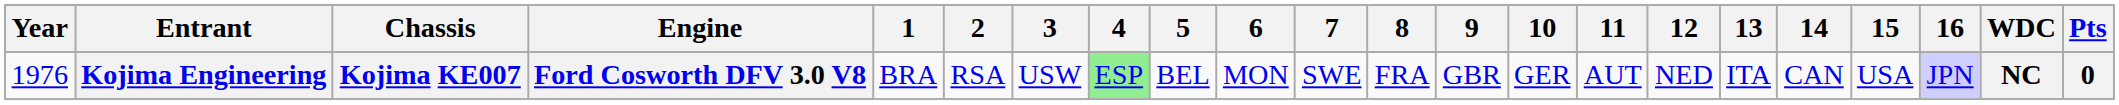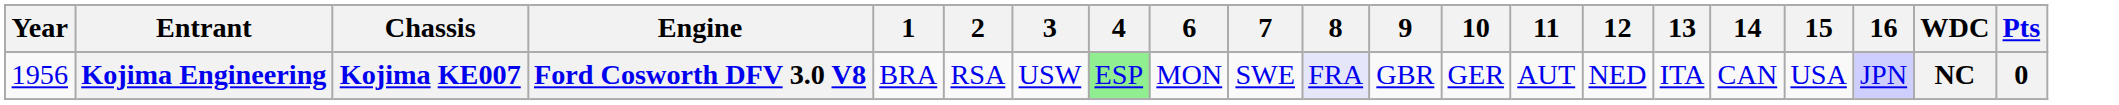- column: (1183, 28)
(40, 74) 1976 -> (40, 74) 1956
(1402, 74) no background -> (1336, 74) lavender background
